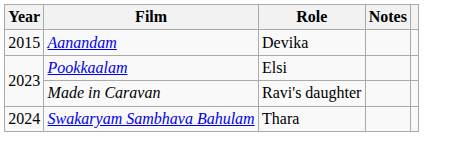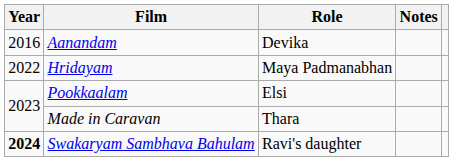(24, 42) 2015 -> (24, 42) 2016
+ row: (80, 67)
(312, 93) Ravi's daughter -> (281, 118) Thara
(24, 118) normal -> (24, 144) bold
(281, 118) Thara -> (312, 144) Ravi's daughter
